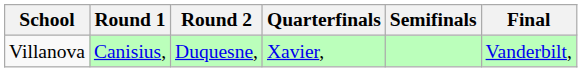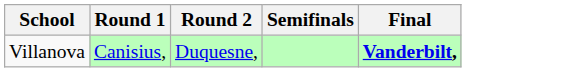- column: (324, 19)
(529, 50) normal -> (410, 50) bold
